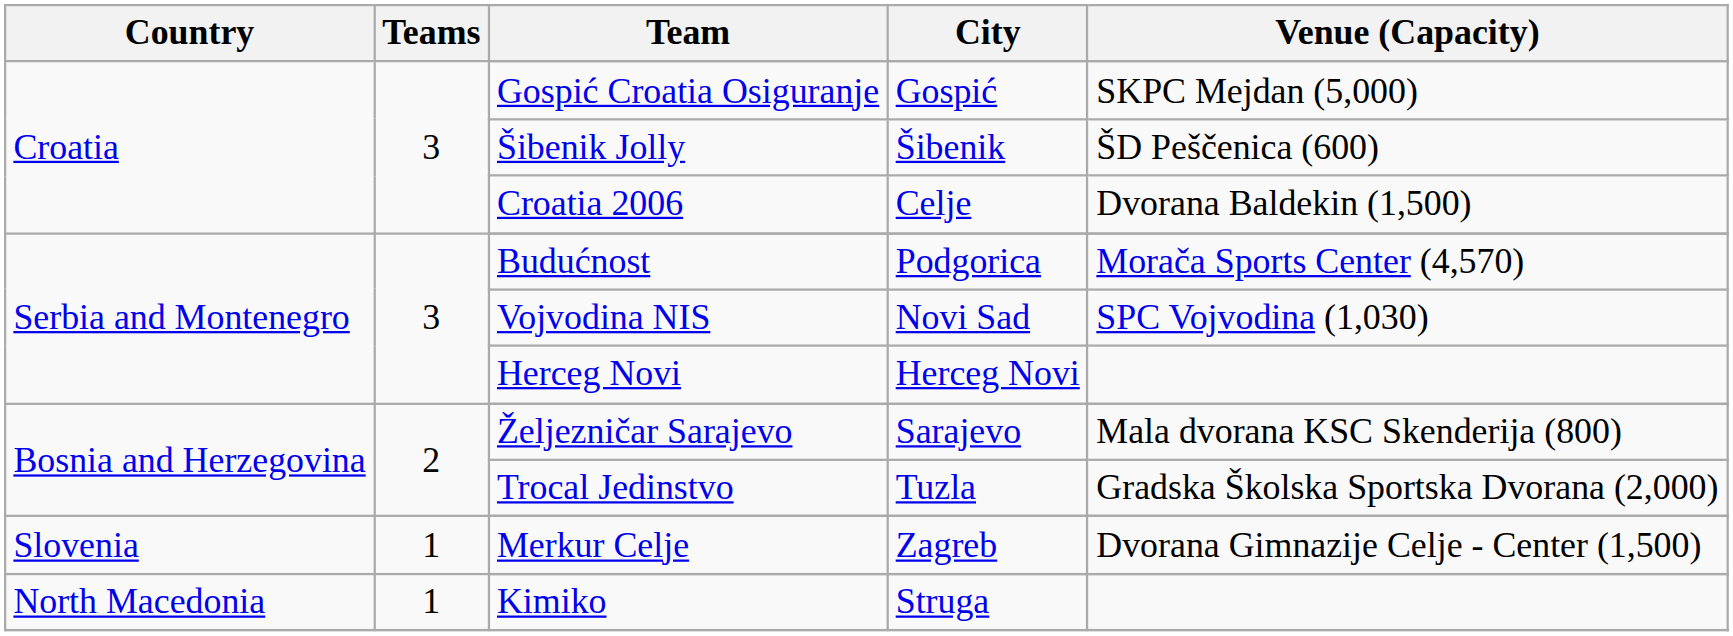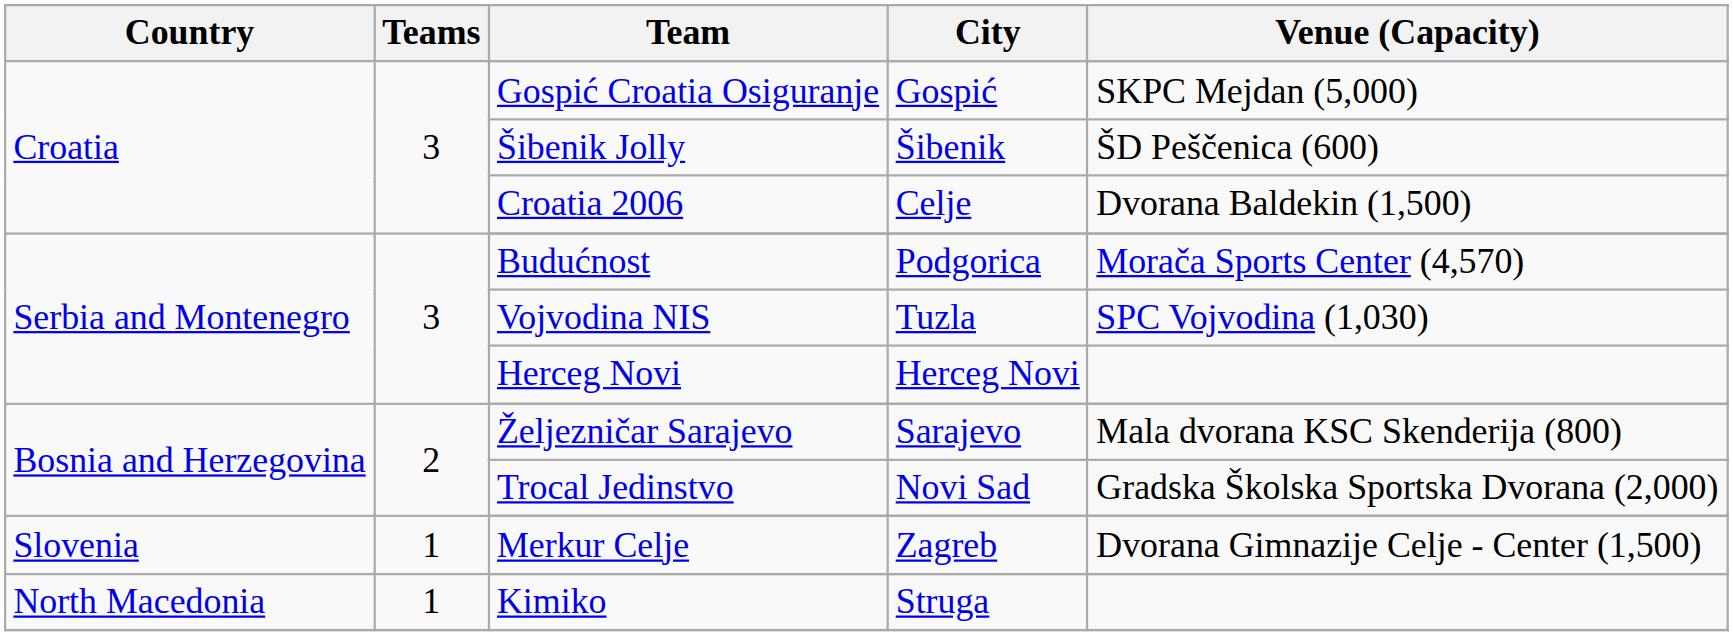(963, 317) Novi Sad -> (936, 317) Tuzla
(936, 487) Tuzla -> (963, 487) Novi Sad
